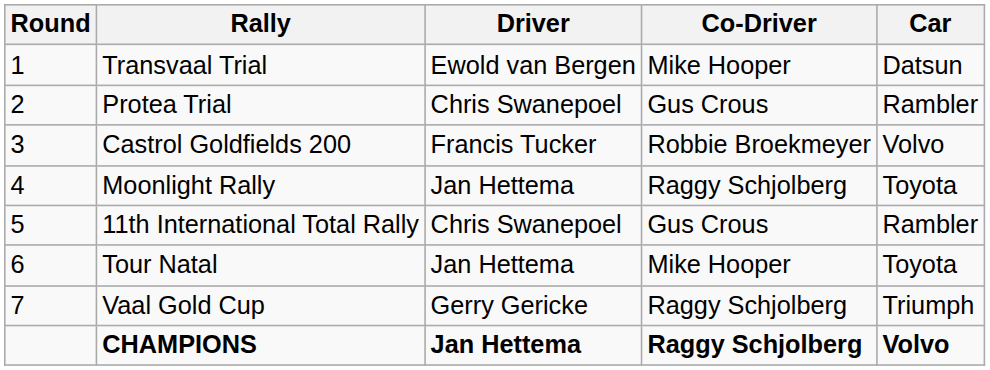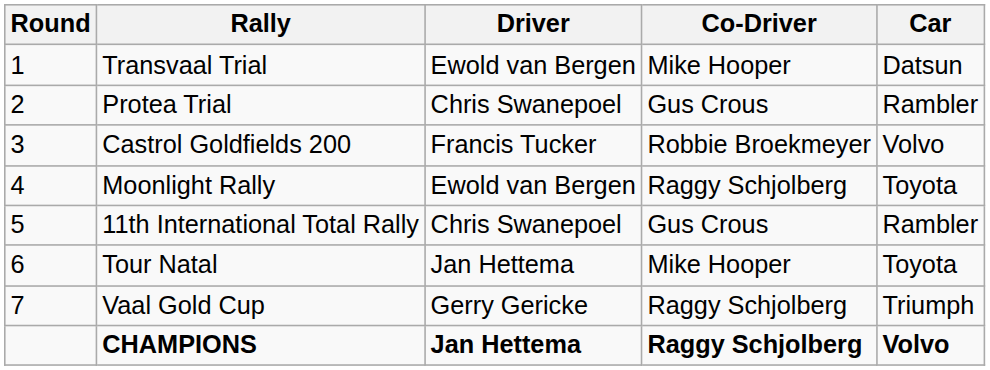(502, 184) Jan Hettema -> (533, 184) Ewold van Bergen
